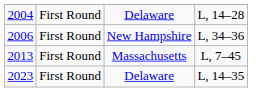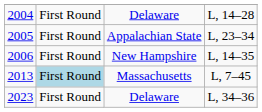+ row: (20, 35)
(221, 35) L, 34–36 -> (231, 55) L, 14–35
(70, 55) no background -> (70, 76) lightblue background
(221, 76) L, 14–35 -> (231, 96) L, 34–36
